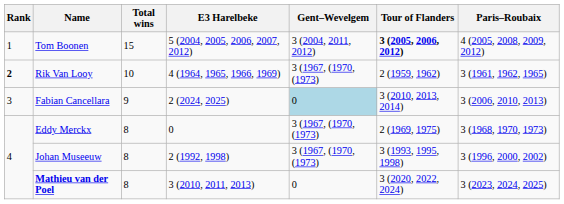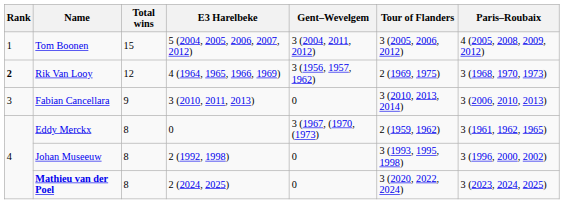(409, 46) bold -> (409, 46) normal
(129, 73) 10 -> (129, 73) 12
(323, 73) 3 (1967, (1970, (1973) -> (321, 73) 3 (1956, 1957, 1962)
(410, 73) 2 (1959, 1962) -> (410, 73) 2 (1969, 1975)
(504, 73) 3 (1961, 1962, 1965) -> (504, 73) 3 (1968, 1970, 1973)
(199, 101) 2 (2024, 2025) -> (211, 101) 3 (2010, 2011, 2013)
(294, 101) lightblue background -> (294, 101) no background
(410, 129) 2 (1969, 1975) -> (410, 129) 2 (1959, 1962)
(504, 129) 3 (1968, 1970, 1973) -> (504, 129) 3 (1961, 1962, 1965)
(323, 157) 3 (1967, (1970, (1973) -> (294, 157) 0
(211, 184) 3 (2010, 2011, 2013) -> (199, 184) 2 (2024, 2025)
